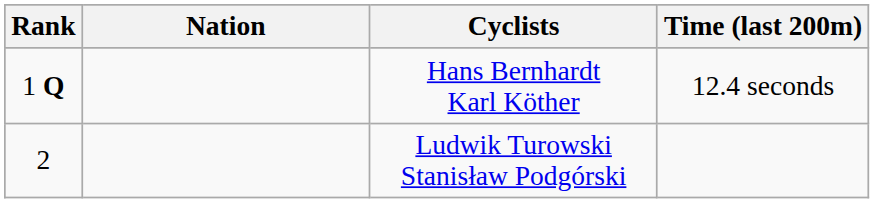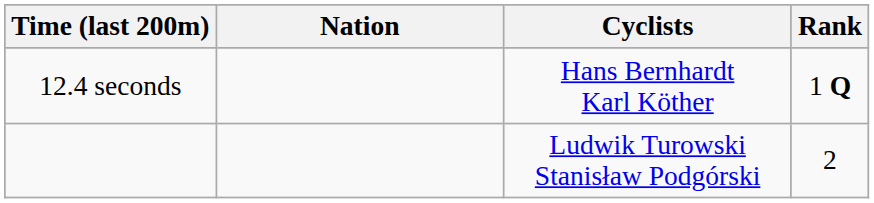columns swapped: (43, 26) <-> (763, 26)
